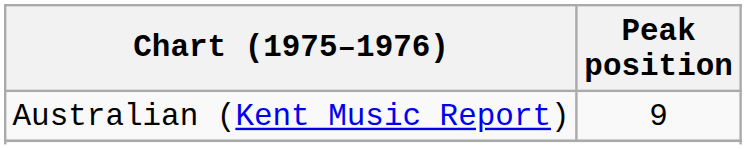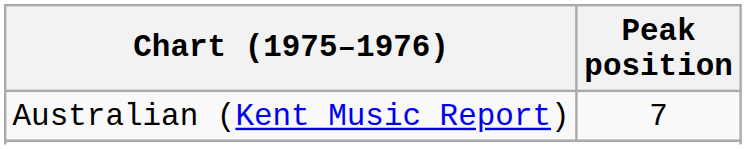(659, 117) 9 -> (659, 117) 7
